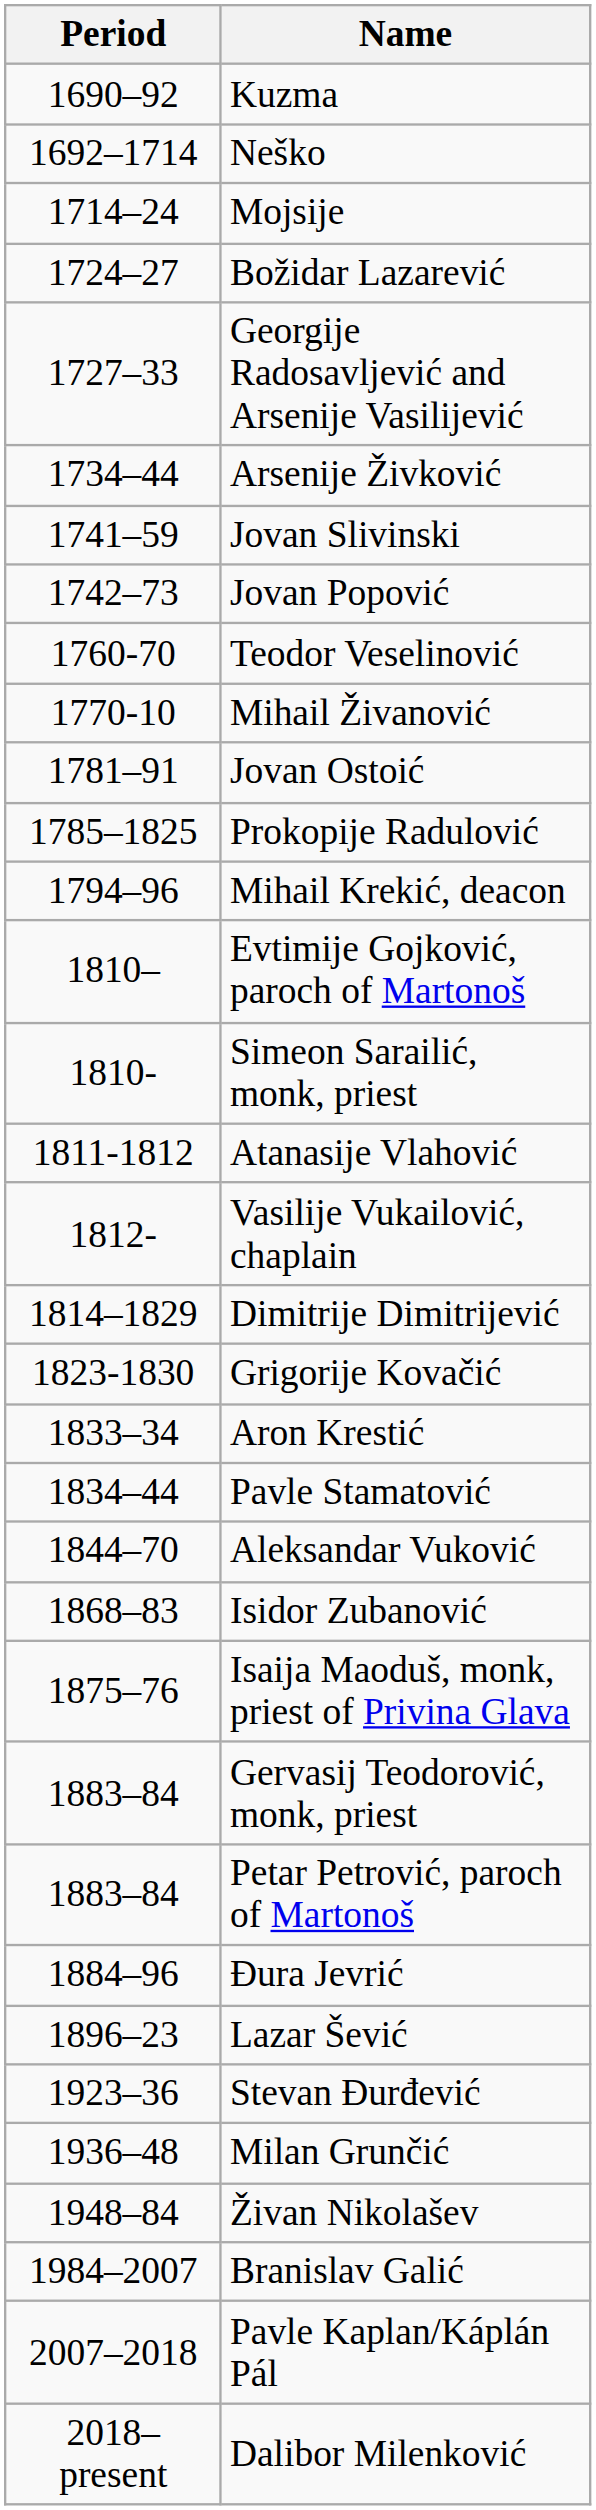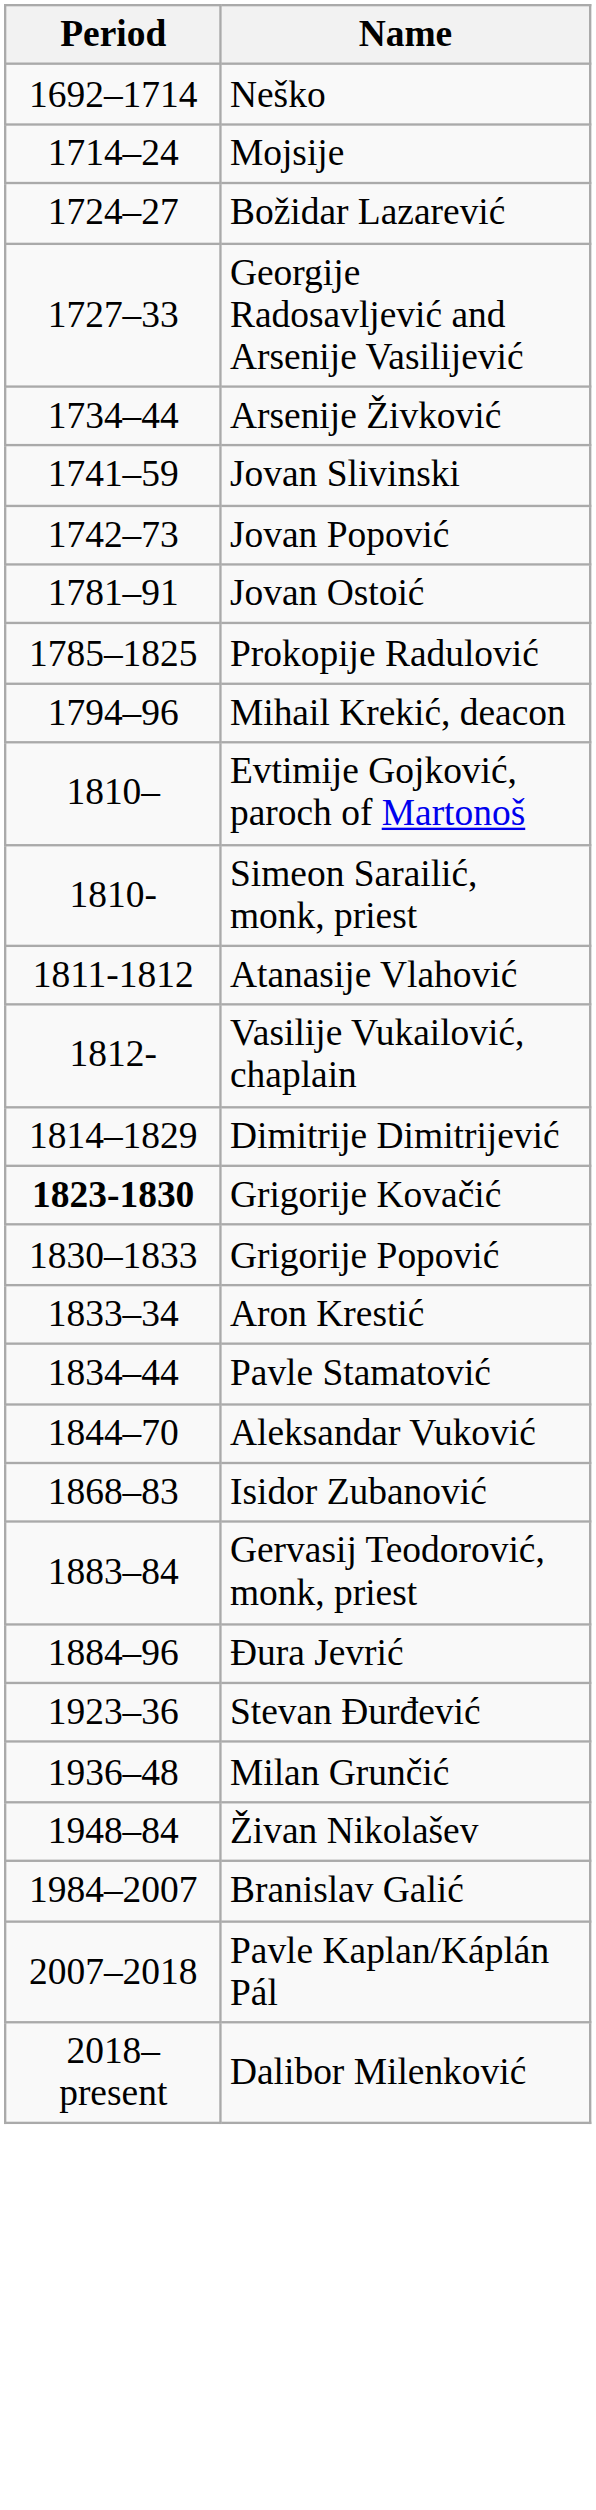- row: (284, 93)
- row: (374, 652)
- row: (360, 712)
(113, 1372) normal -> (113, 1194) bold
+ row: (365, 1254)
- row: (400, 1690)
- row: (396, 1893)
- row: (319, 2033)
